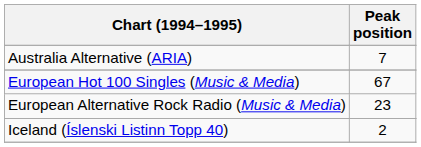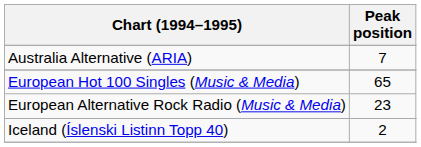(382, 81) 67 -> (382, 81) 65
